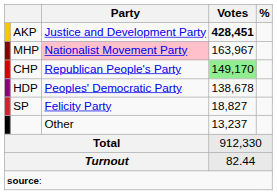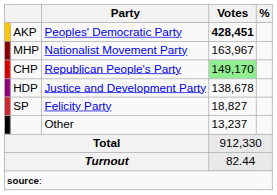(125, 32) Justice and Development Party -> (113, 32) Peoples' Democratic Party
(116, 50) pink background -> (116, 50) no background
(113, 87) Peoples' Democratic Party -> (125, 87) Justice and Development Party
